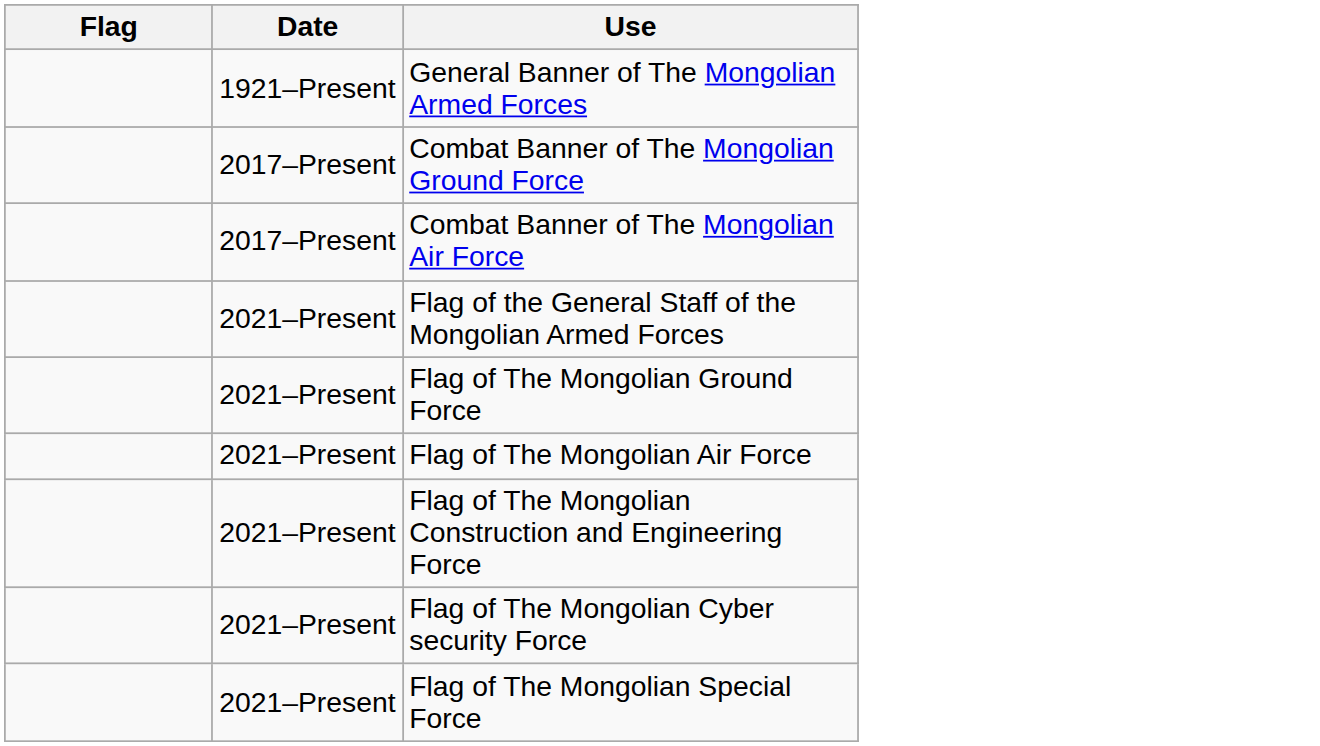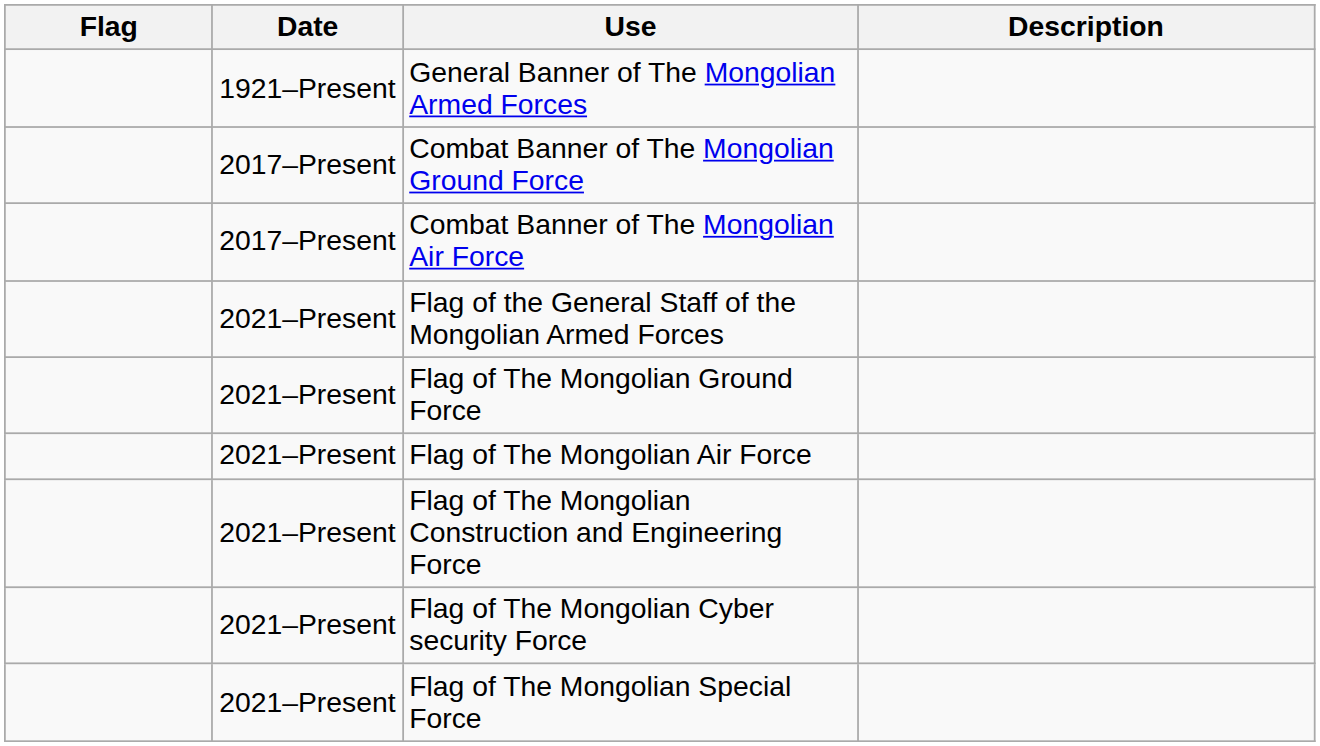+ column: (1086, 26)
